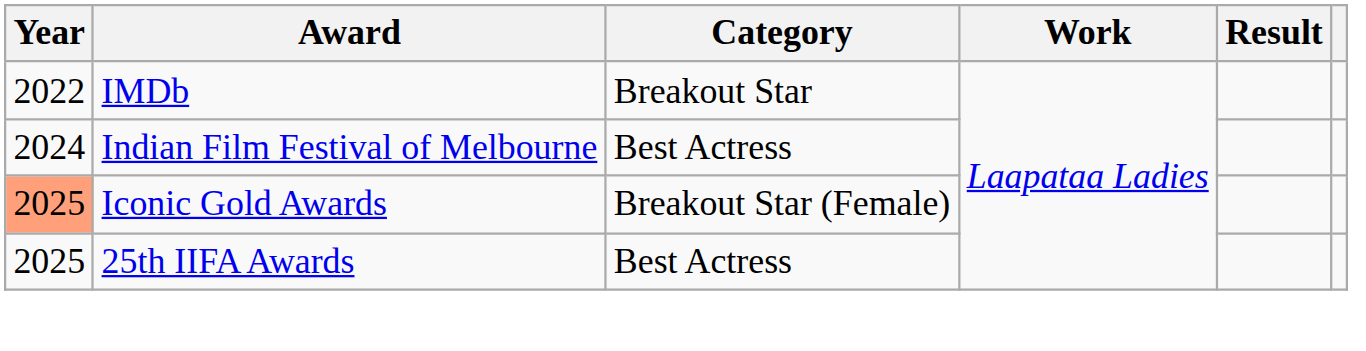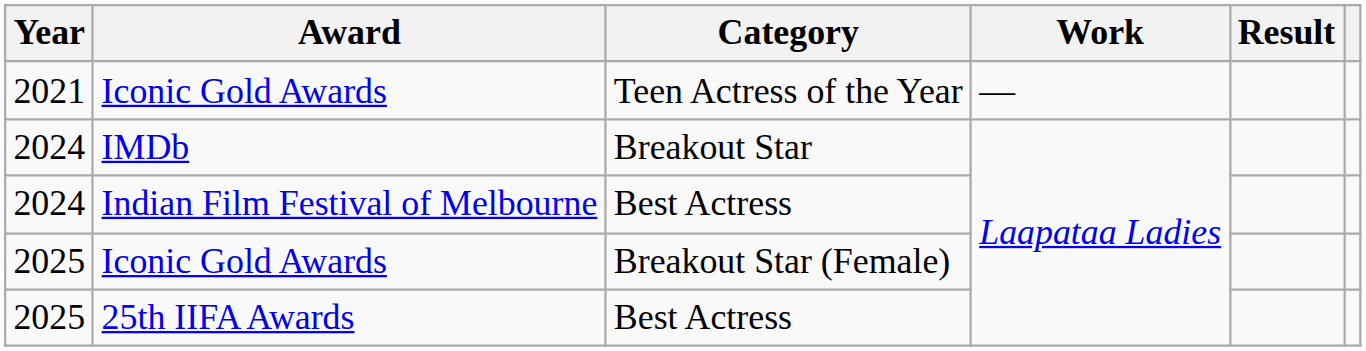+ row: (244, 89)
(49, 89) 2022 -> (49, 146) 2024
(49, 203) lightsalmon background -> (49, 260) no background
